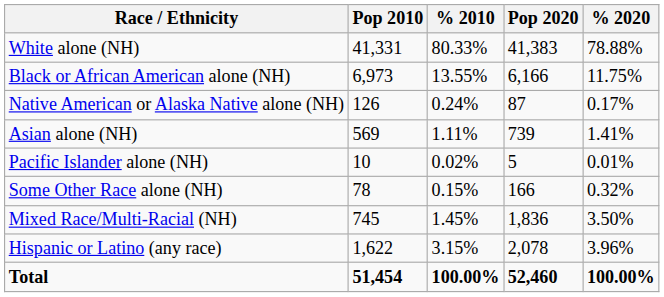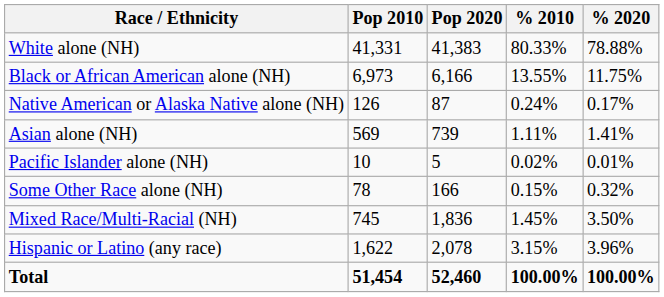columns swapped: (543, 18) <-> (465, 18)
